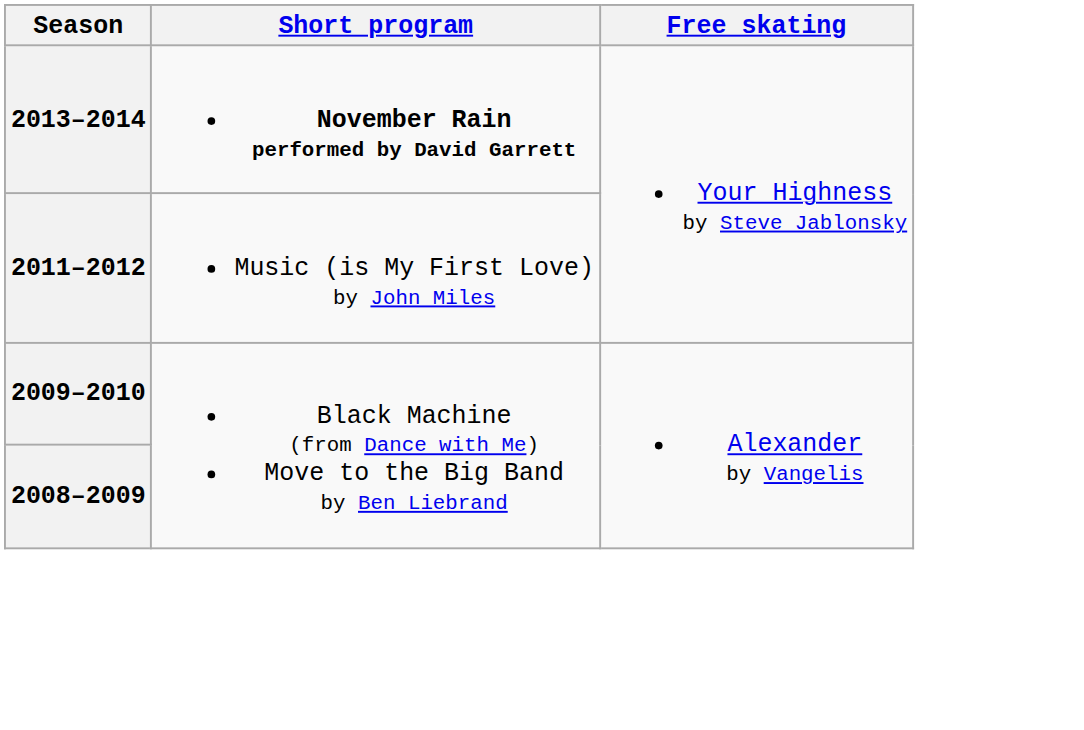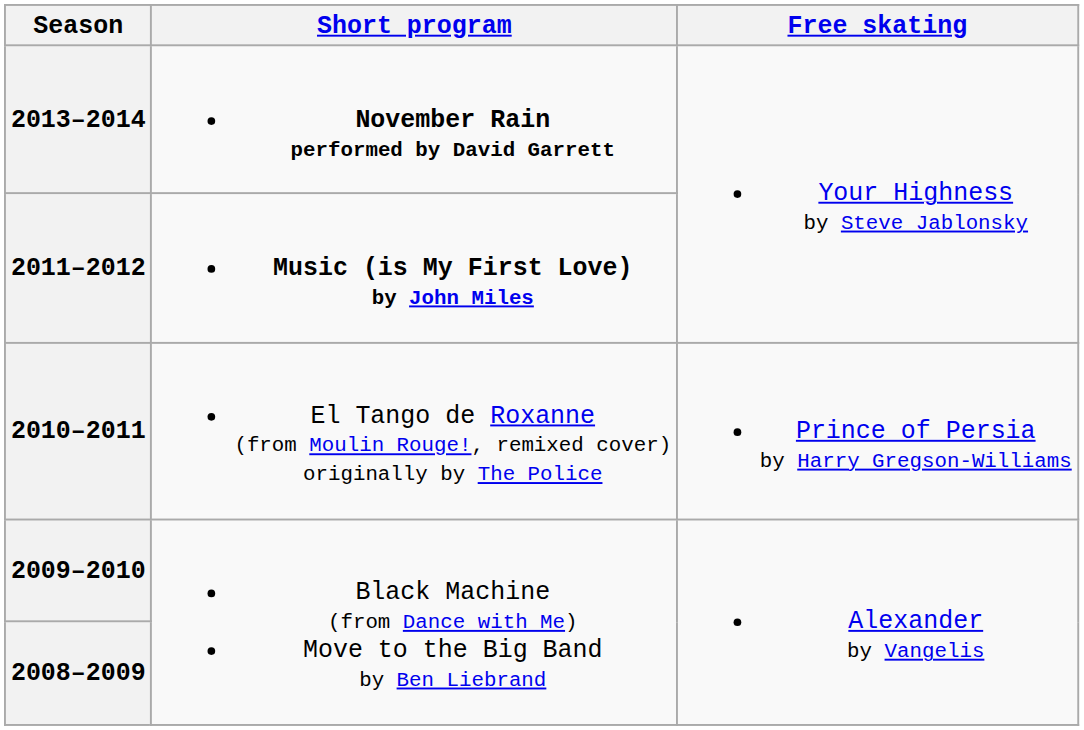(376, 282) normal -> (414, 282) bold
+ row: (78, 431)
